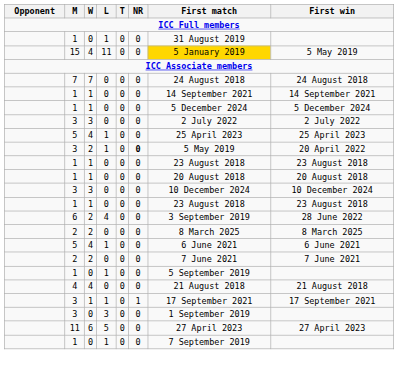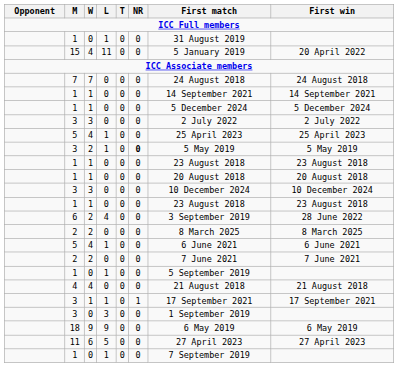(209, 53) gold background -> (209, 53) no background
(332, 53) 5 May 2019 -> (332, 53) 20 April 2022
(332, 149) 20 April 2022 -> (332, 149) 5 May 2019
+ row: (75, 328)
